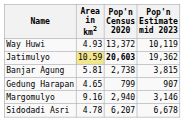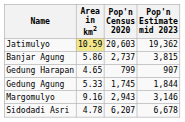- row: (26, 45)
(121, 58) bold -> (121, 45) normal
(93, 71) 5.81 -> (93, 58) 5.86
(123, 71) 2,738 -> (123, 58) 2,737
+ row: (35, 84)
(123, 97) 2,940 -> (123, 97) 2,943
